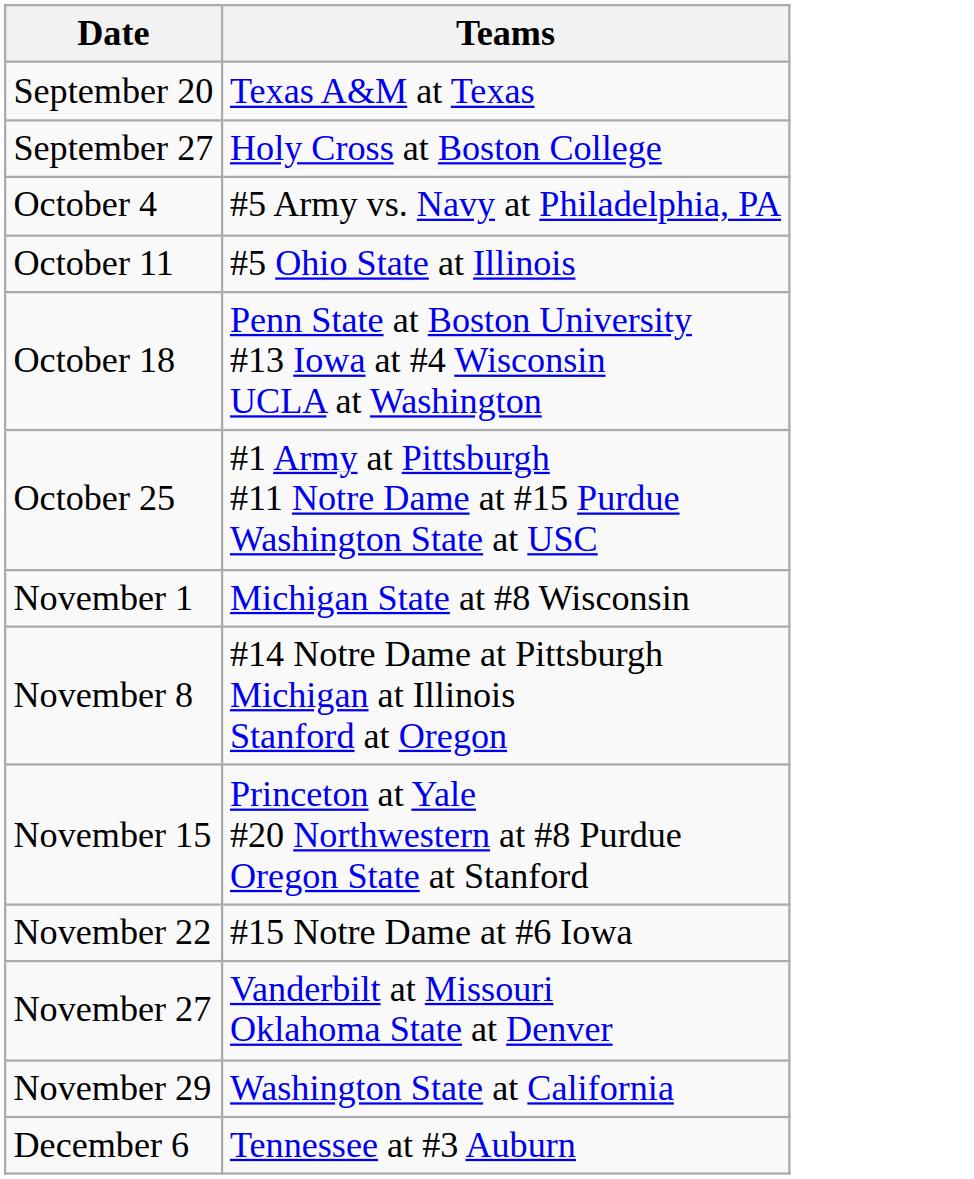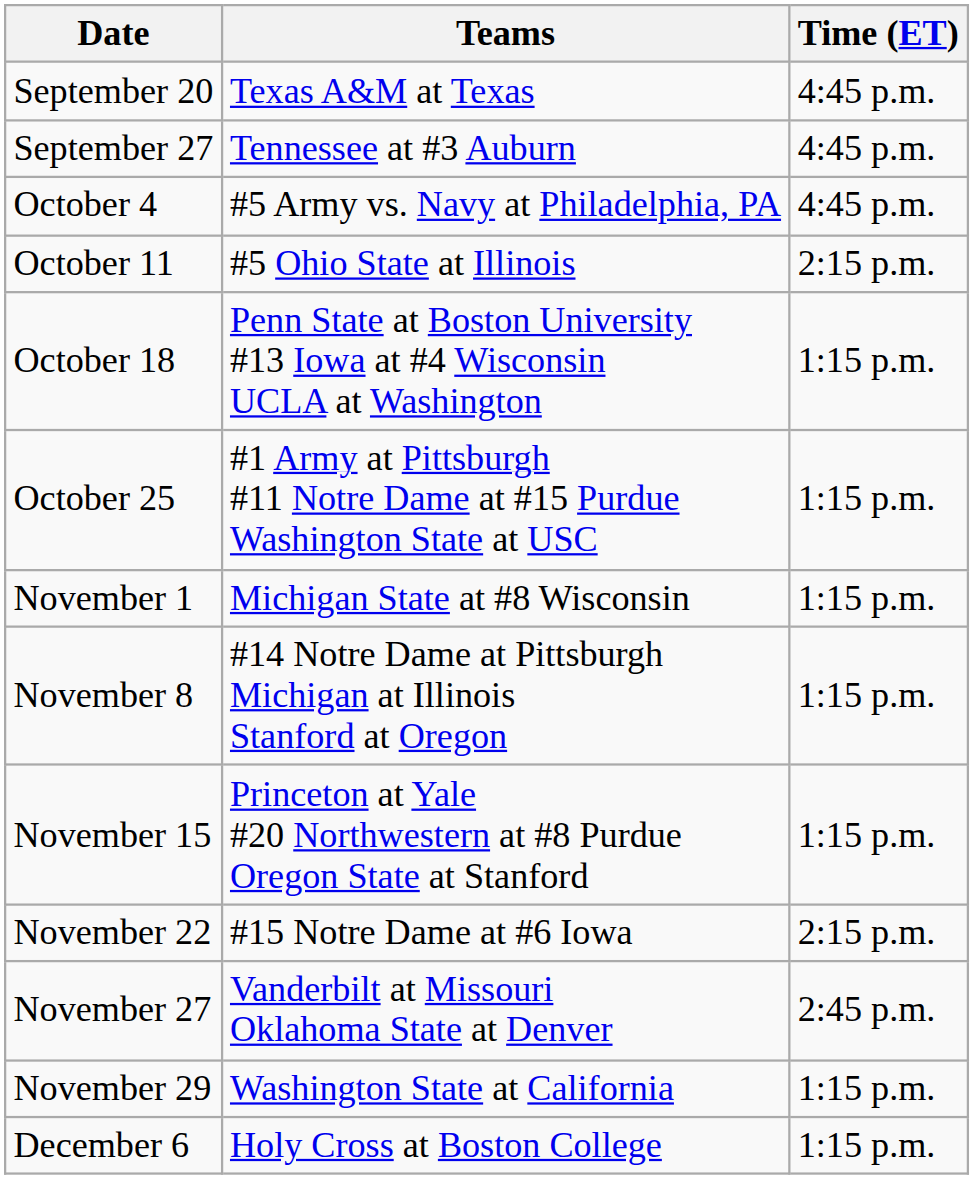+ column: (878, 33)
(446, 147) Holy Cross at Boston College -> (403, 147) Tennessee at #3 Auburn
(403, 1144) Tennessee at #3 Auburn -> (446, 1144) Holy Cross at Boston College
